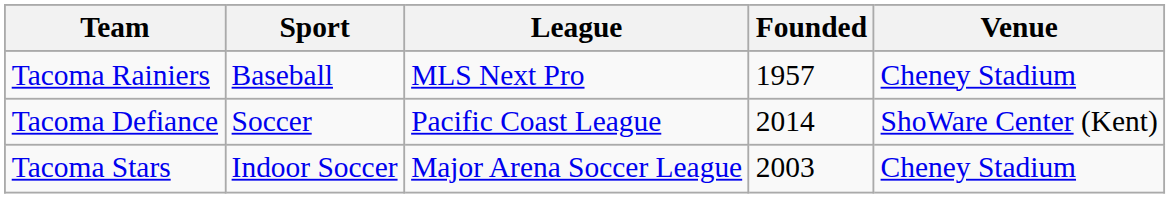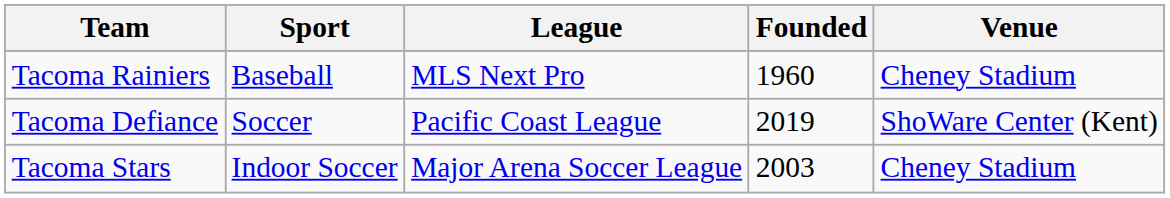(785, 74) 1957 -> (785, 74) 1960
(785, 121) 2014 -> (785, 121) 2019
